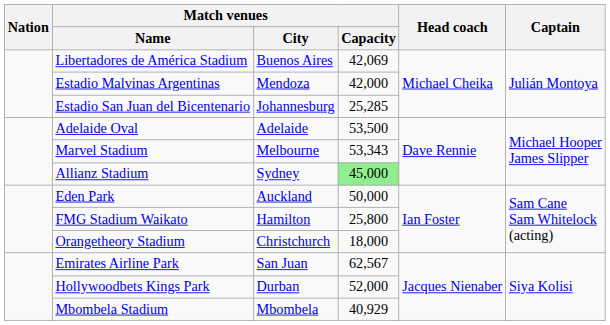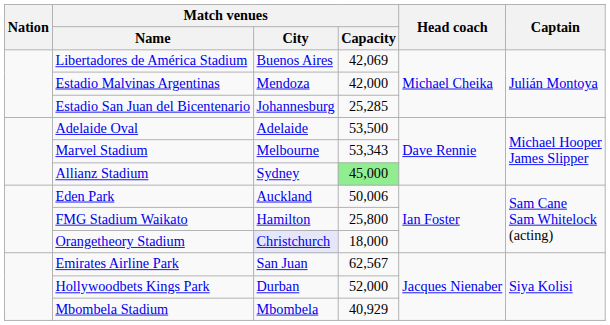(368, 196) 50,000 -> (368, 196) 50,006
(293, 241) no background -> (293, 241) lavender background
